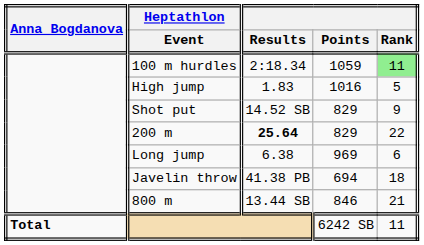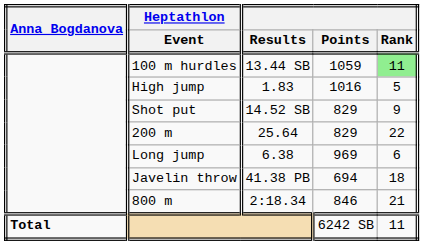(278, 65) 2:18.34 -> (278, 65) 13.44 SB
(278, 133) bold -> (278, 133) normal
(278, 201) 13.44 SB -> (278, 201) 2:18.34
